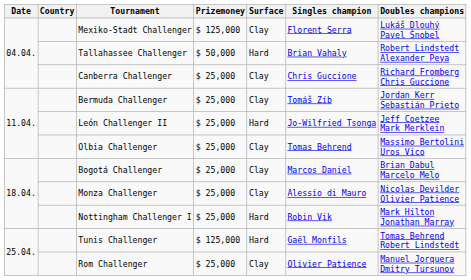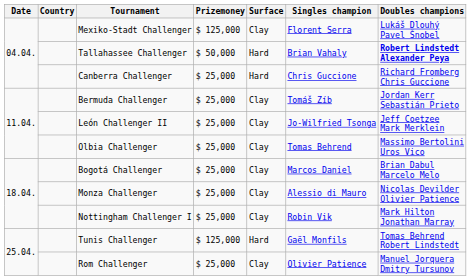(420, 53) normal -> (420, 53) bold
(259, 76) Clay -> (259, 76) Hard
(259, 123) Hard -> (259, 123) Clay
(259, 217) Hard -> (259, 217) Clay
